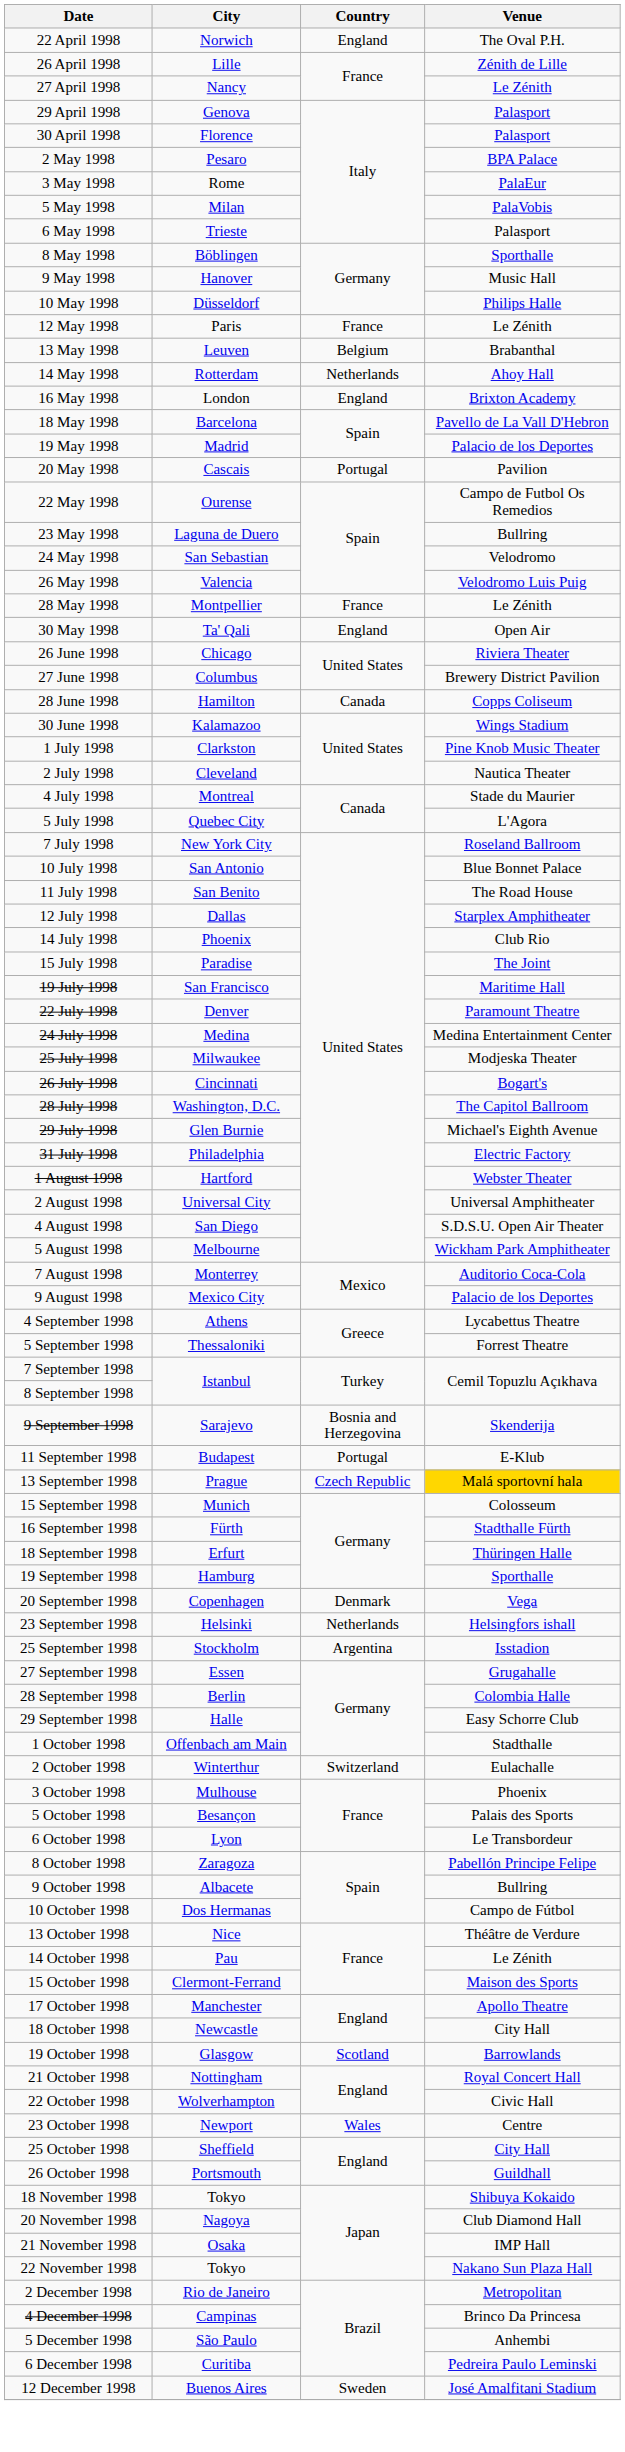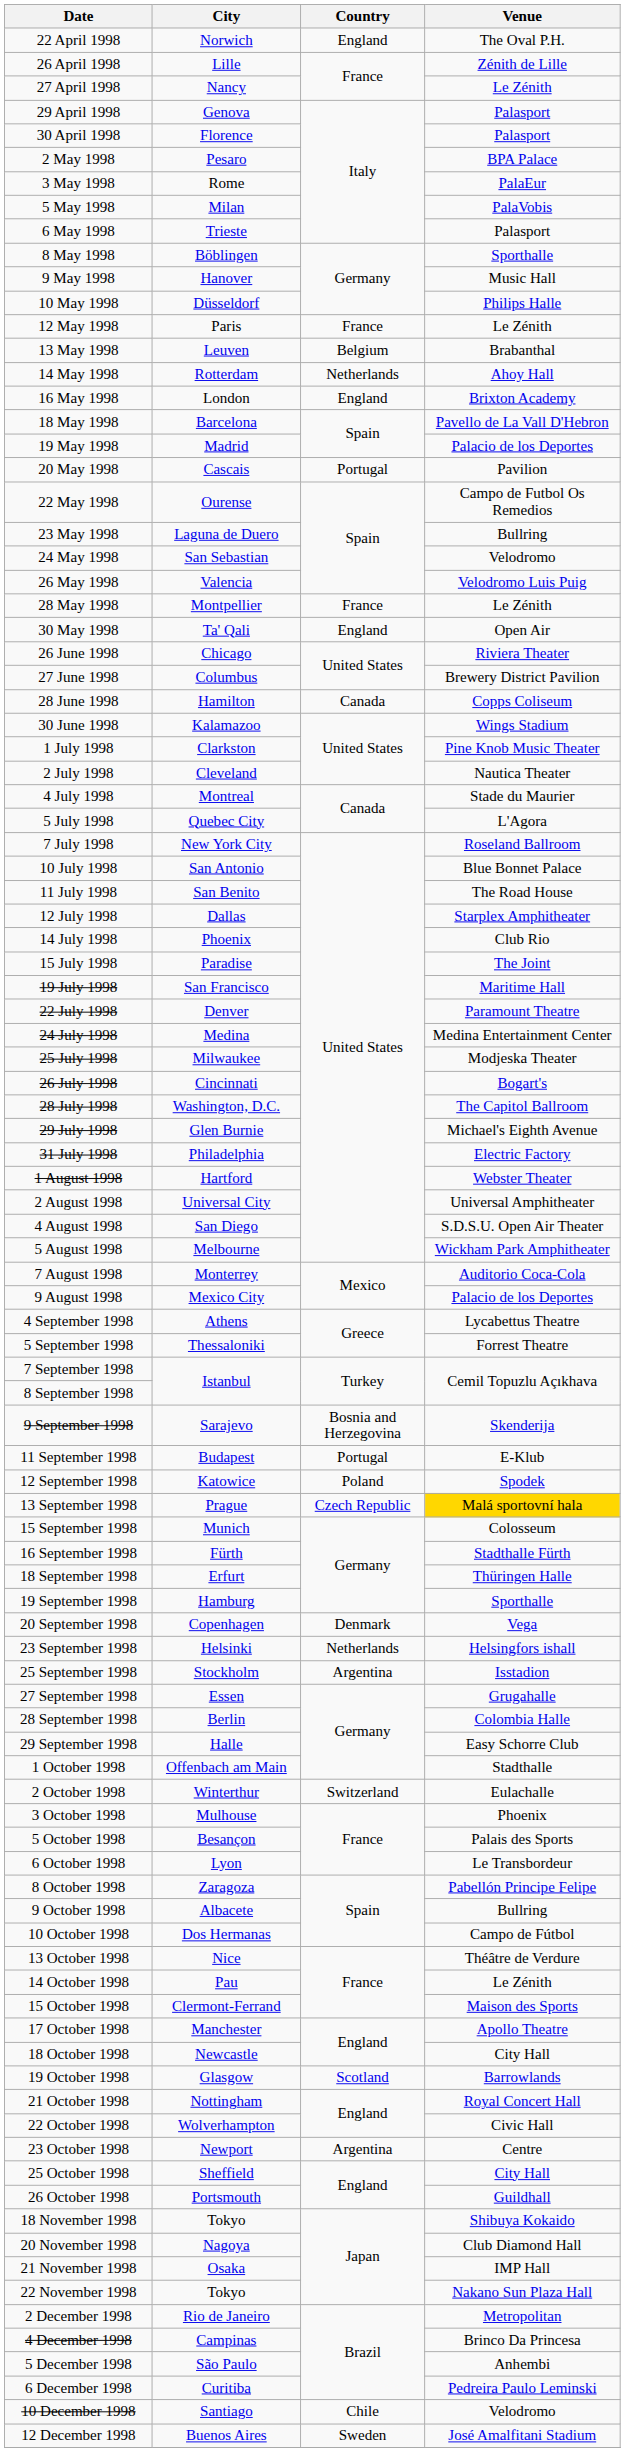+ row: (78, 1481)
(363, 2125) Wales -> (363, 2149) Argentina
+ row: (78, 2411)
